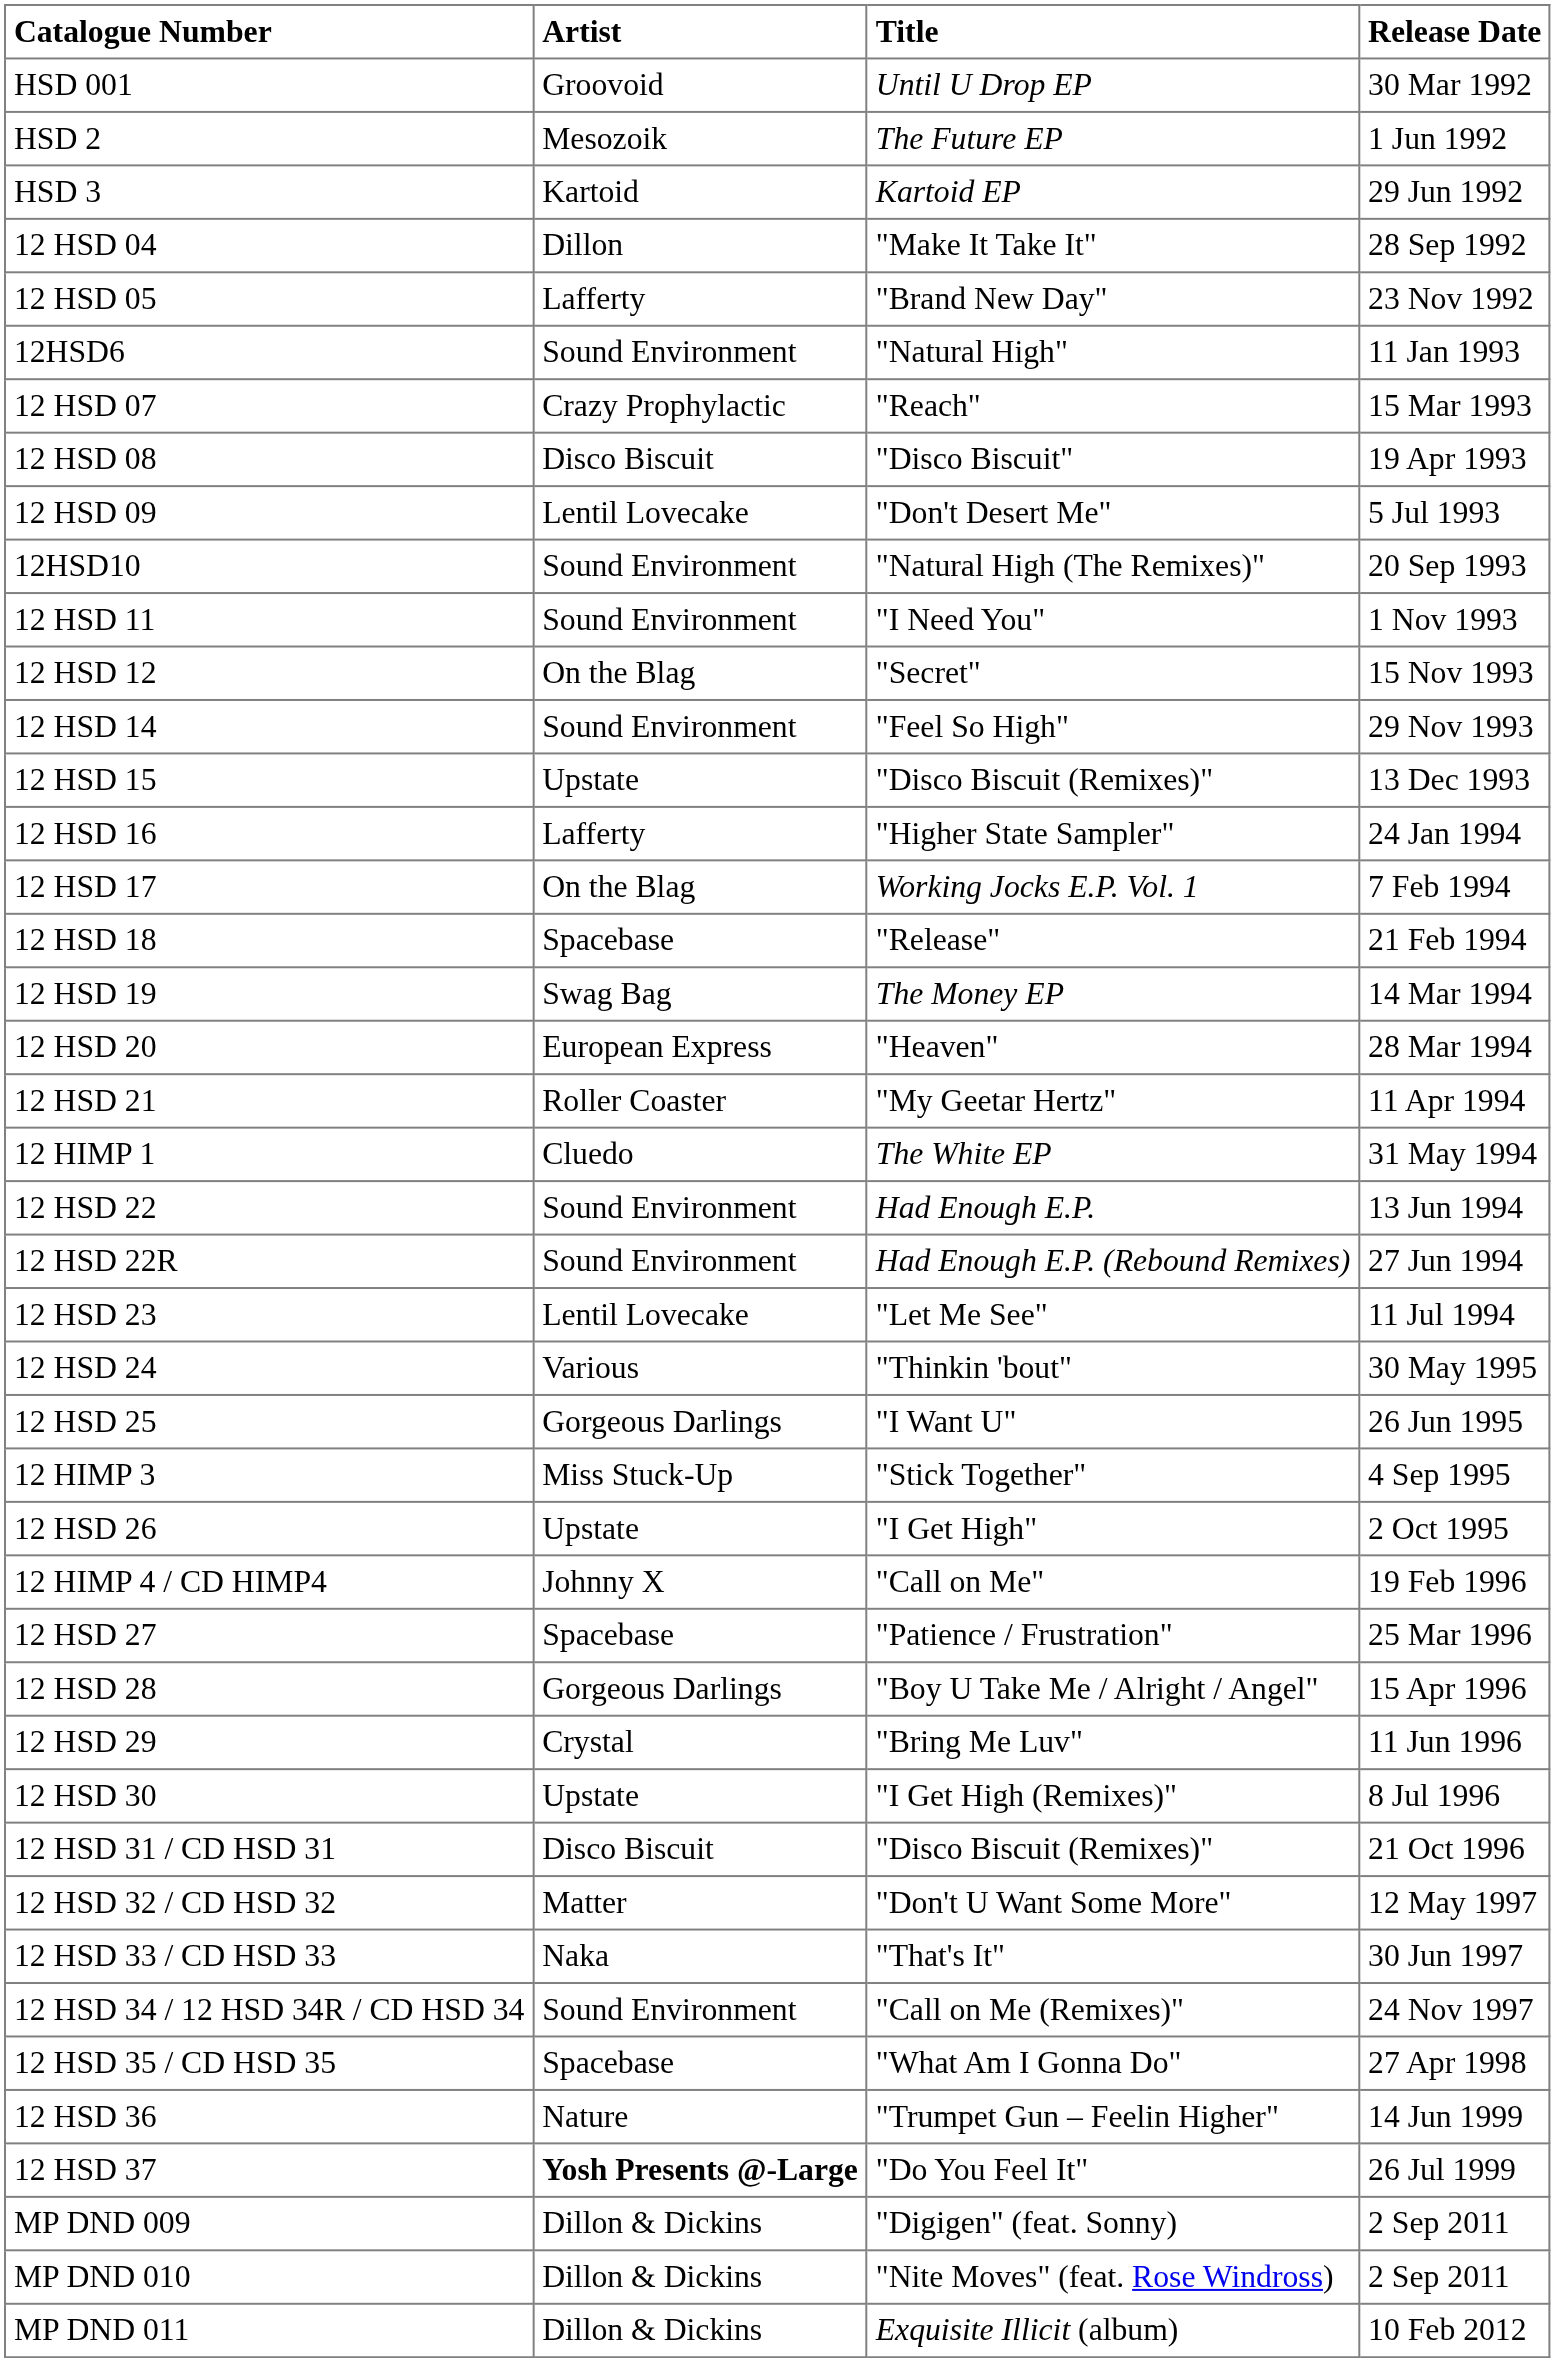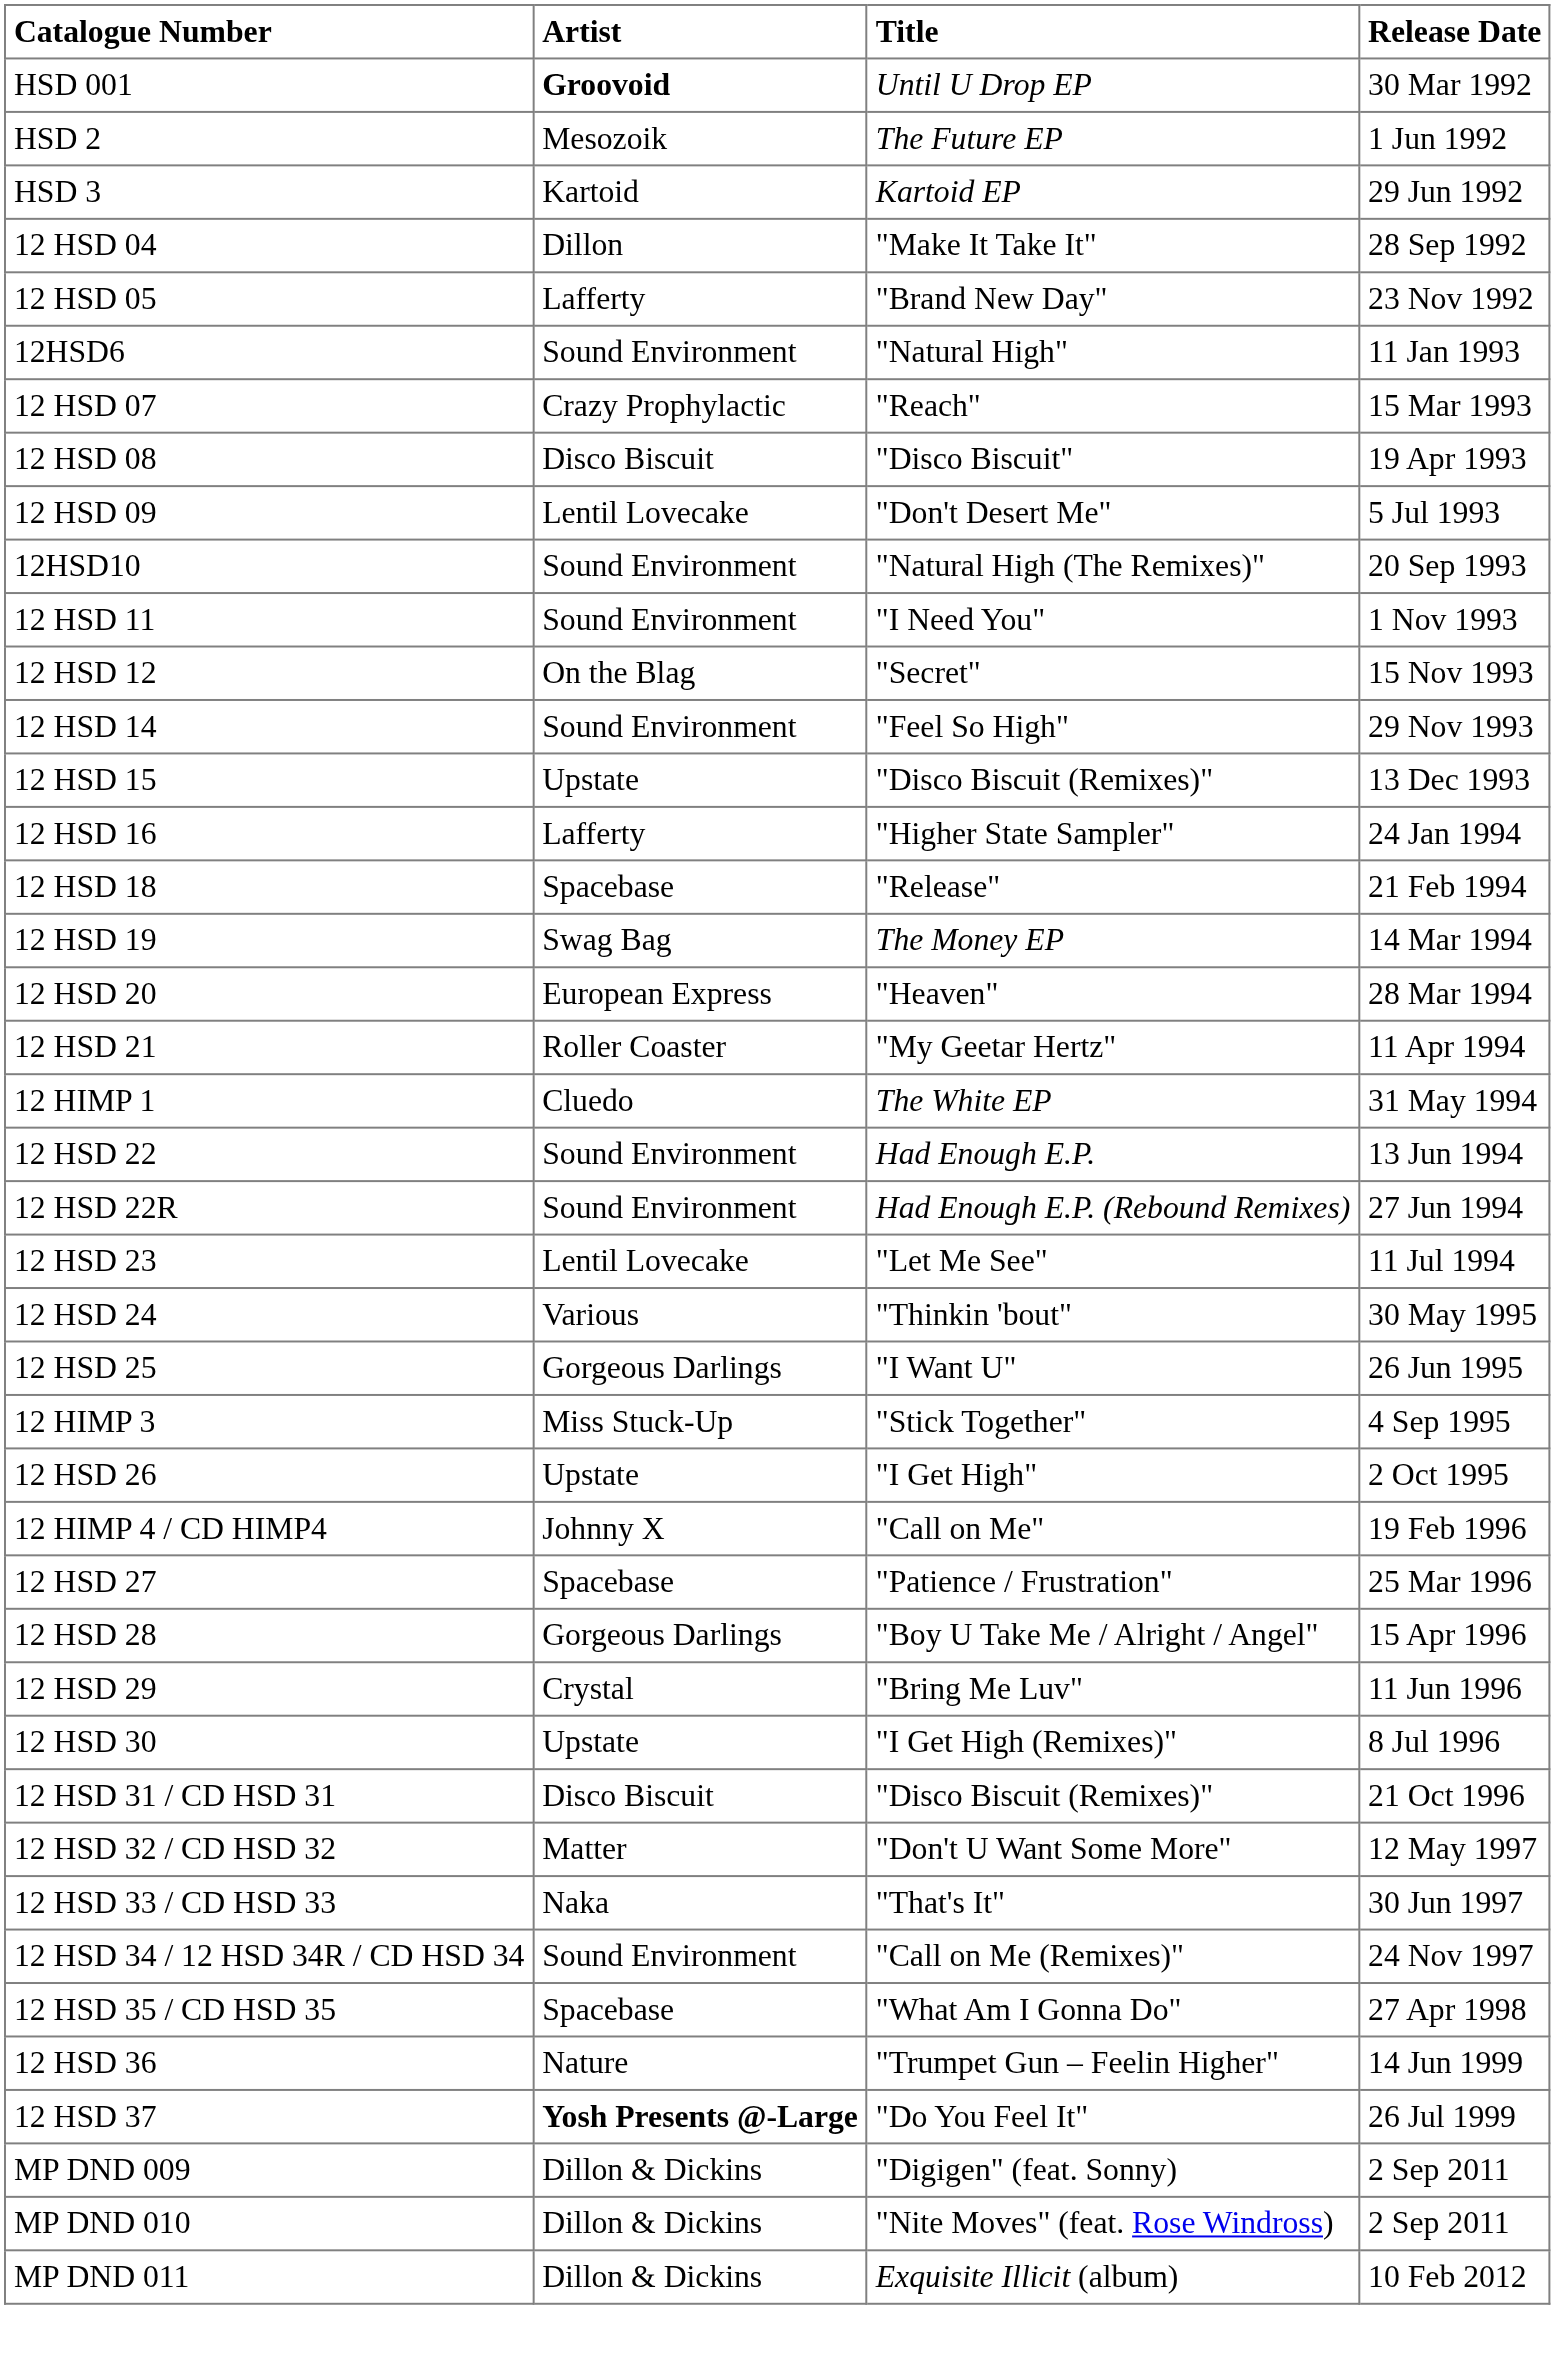(603, 84) normal -> (606, 84) bold
- row: (85, 886)
